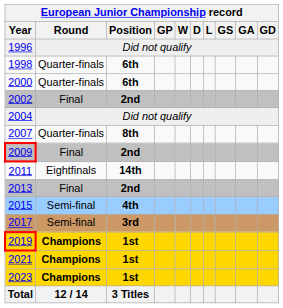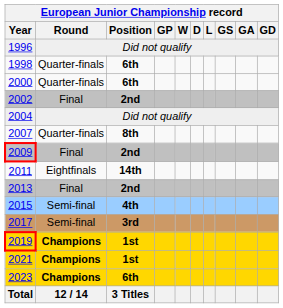(130, 277) 1st -> (130, 277) 6th
